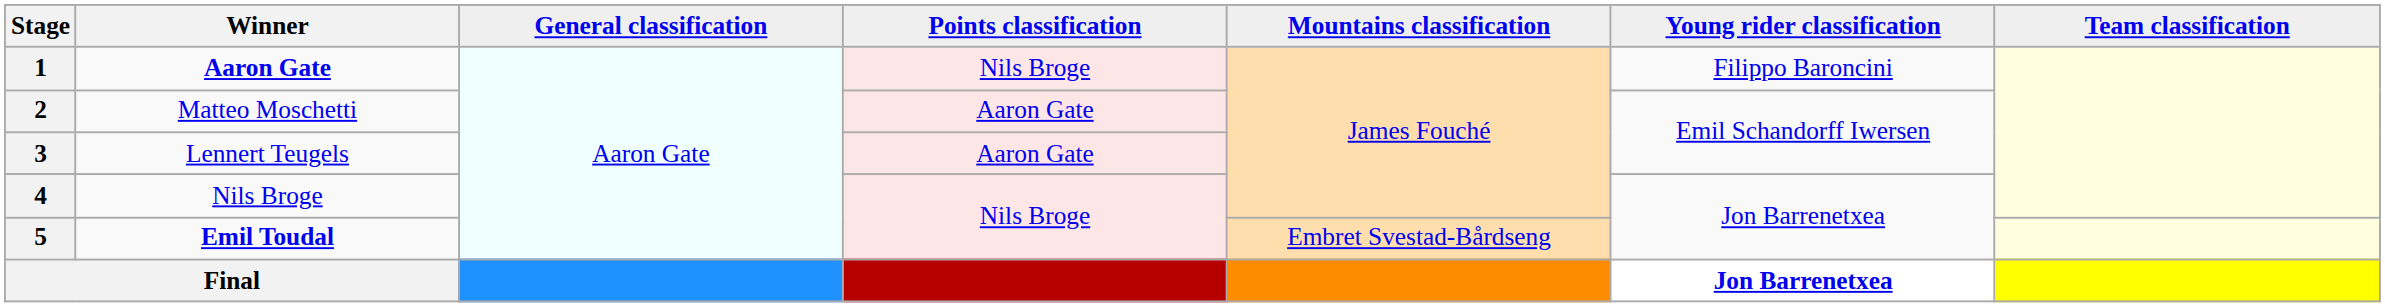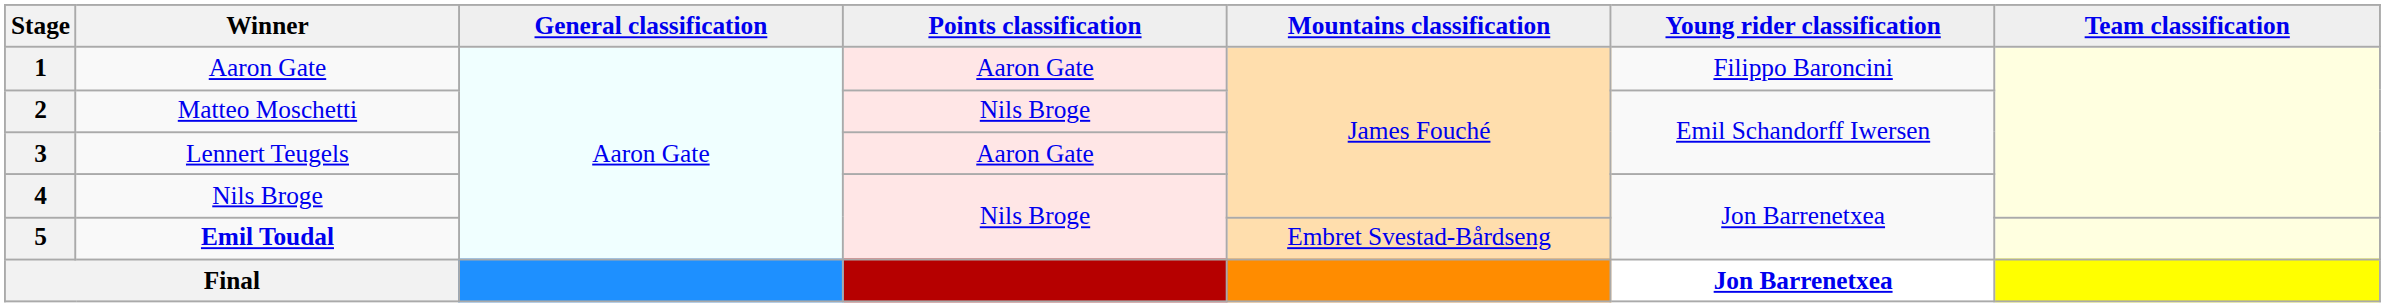(267, 68) bold -> (267, 68) normal
(1035, 68) Nils Broge -> (1035, 68) Aaron Gate
(1035, 110) Aaron Gate -> (1035, 110) Nils Broge
